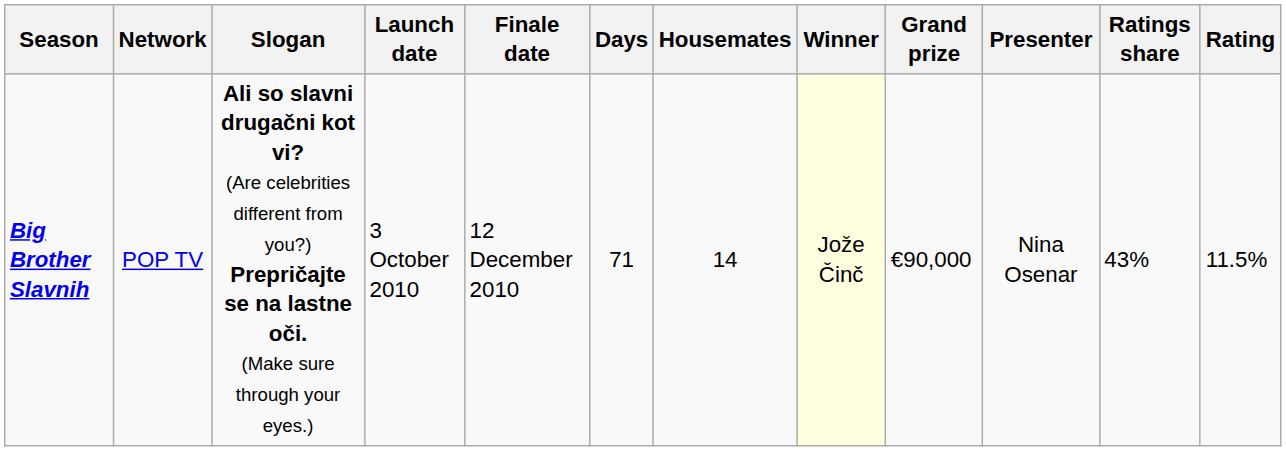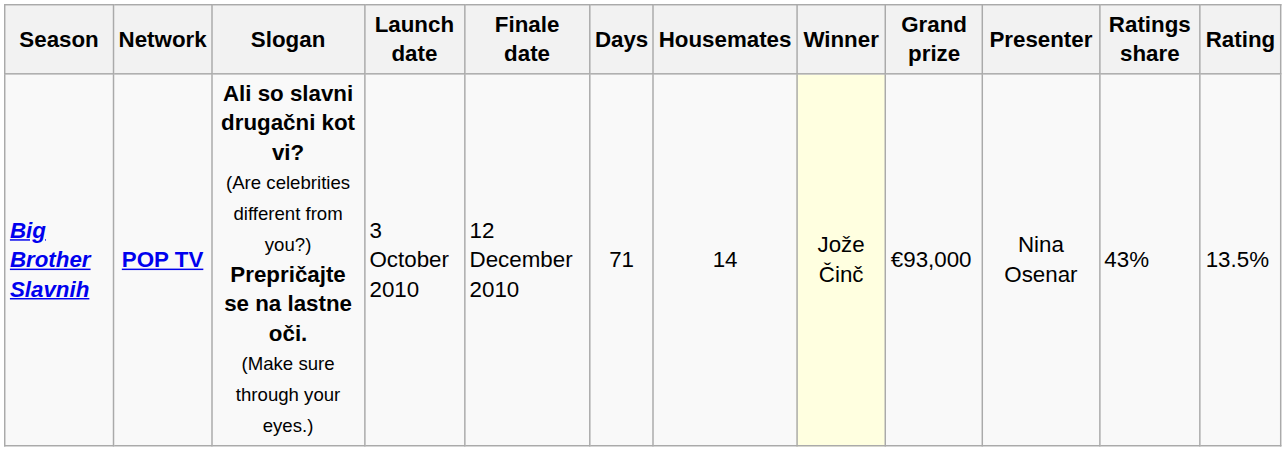(163, 259) normal -> (163, 259) bold
(931, 259) €90,000 -> (931, 259) €93,000
(1237, 259) 11.5% -> (1237, 259) 13.5%
